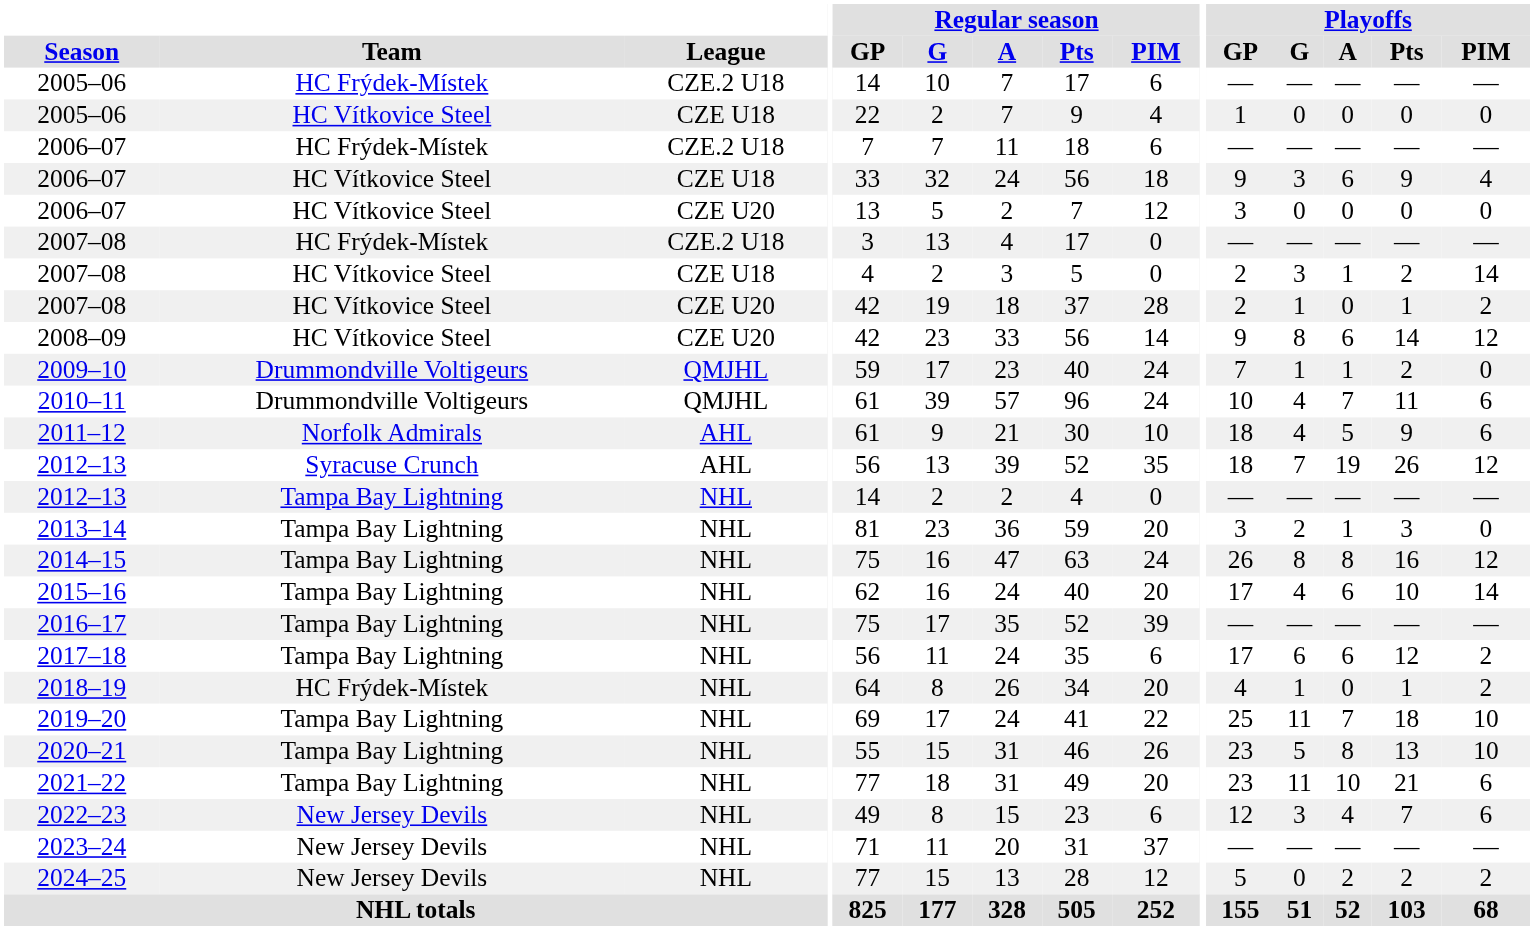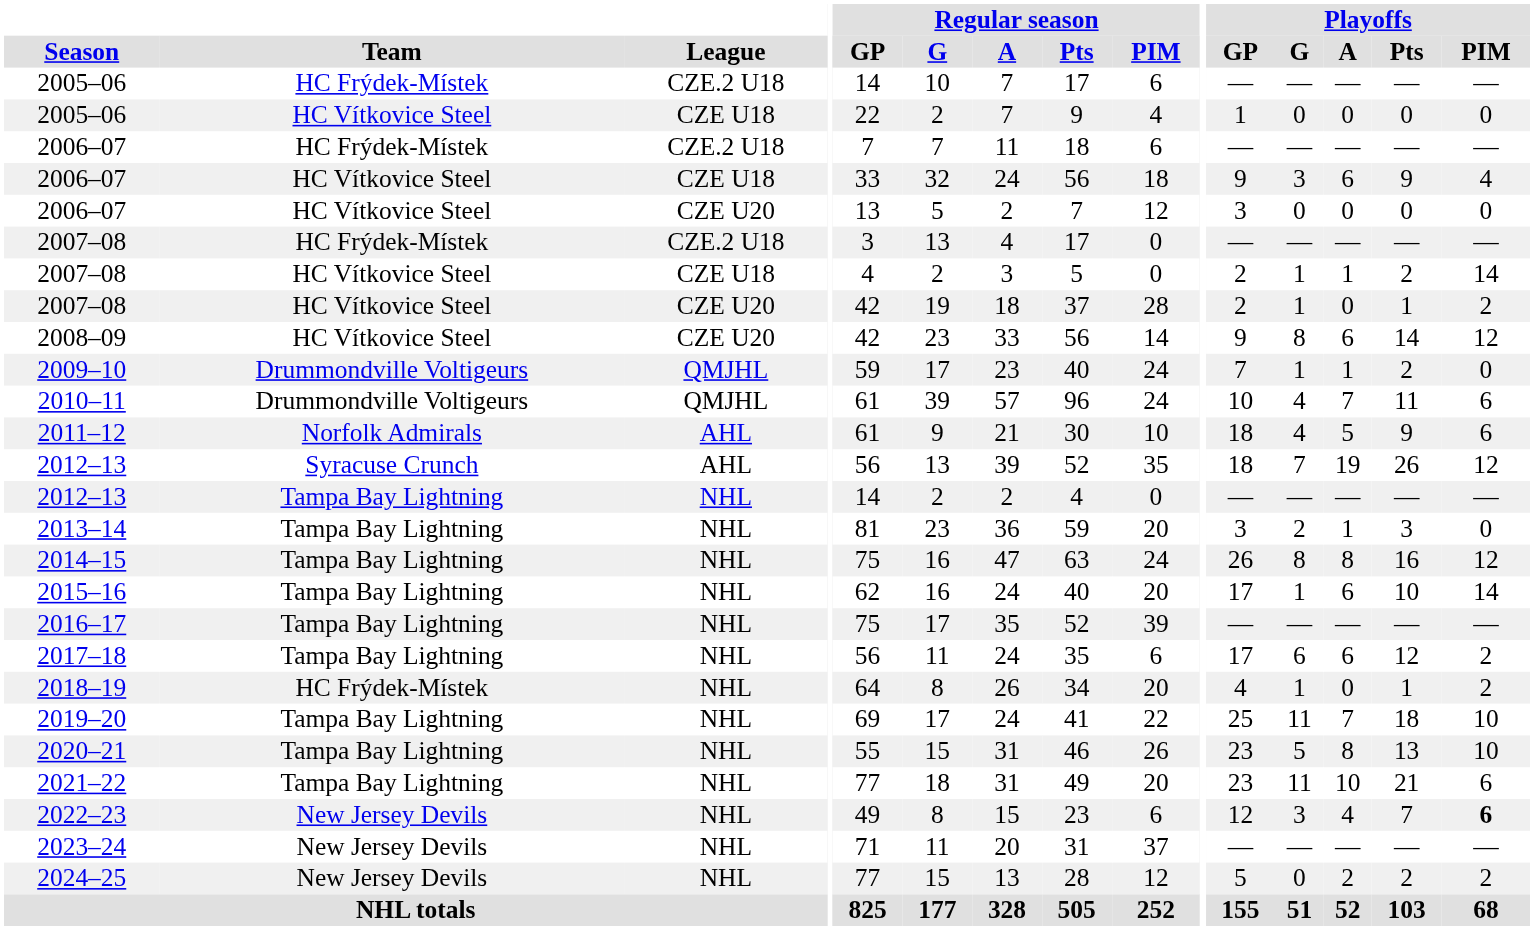(1299, 274) 3 -> (1299, 274) 1
(1299, 592) 4 -> (1299, 592) 1
(1486, 814) normal -> (1486, 814) bold
